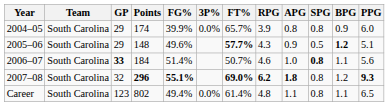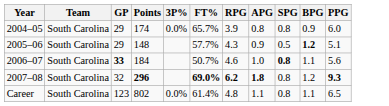- column: (180, 12)
(239, 45) bold -> (205, 45) normal
